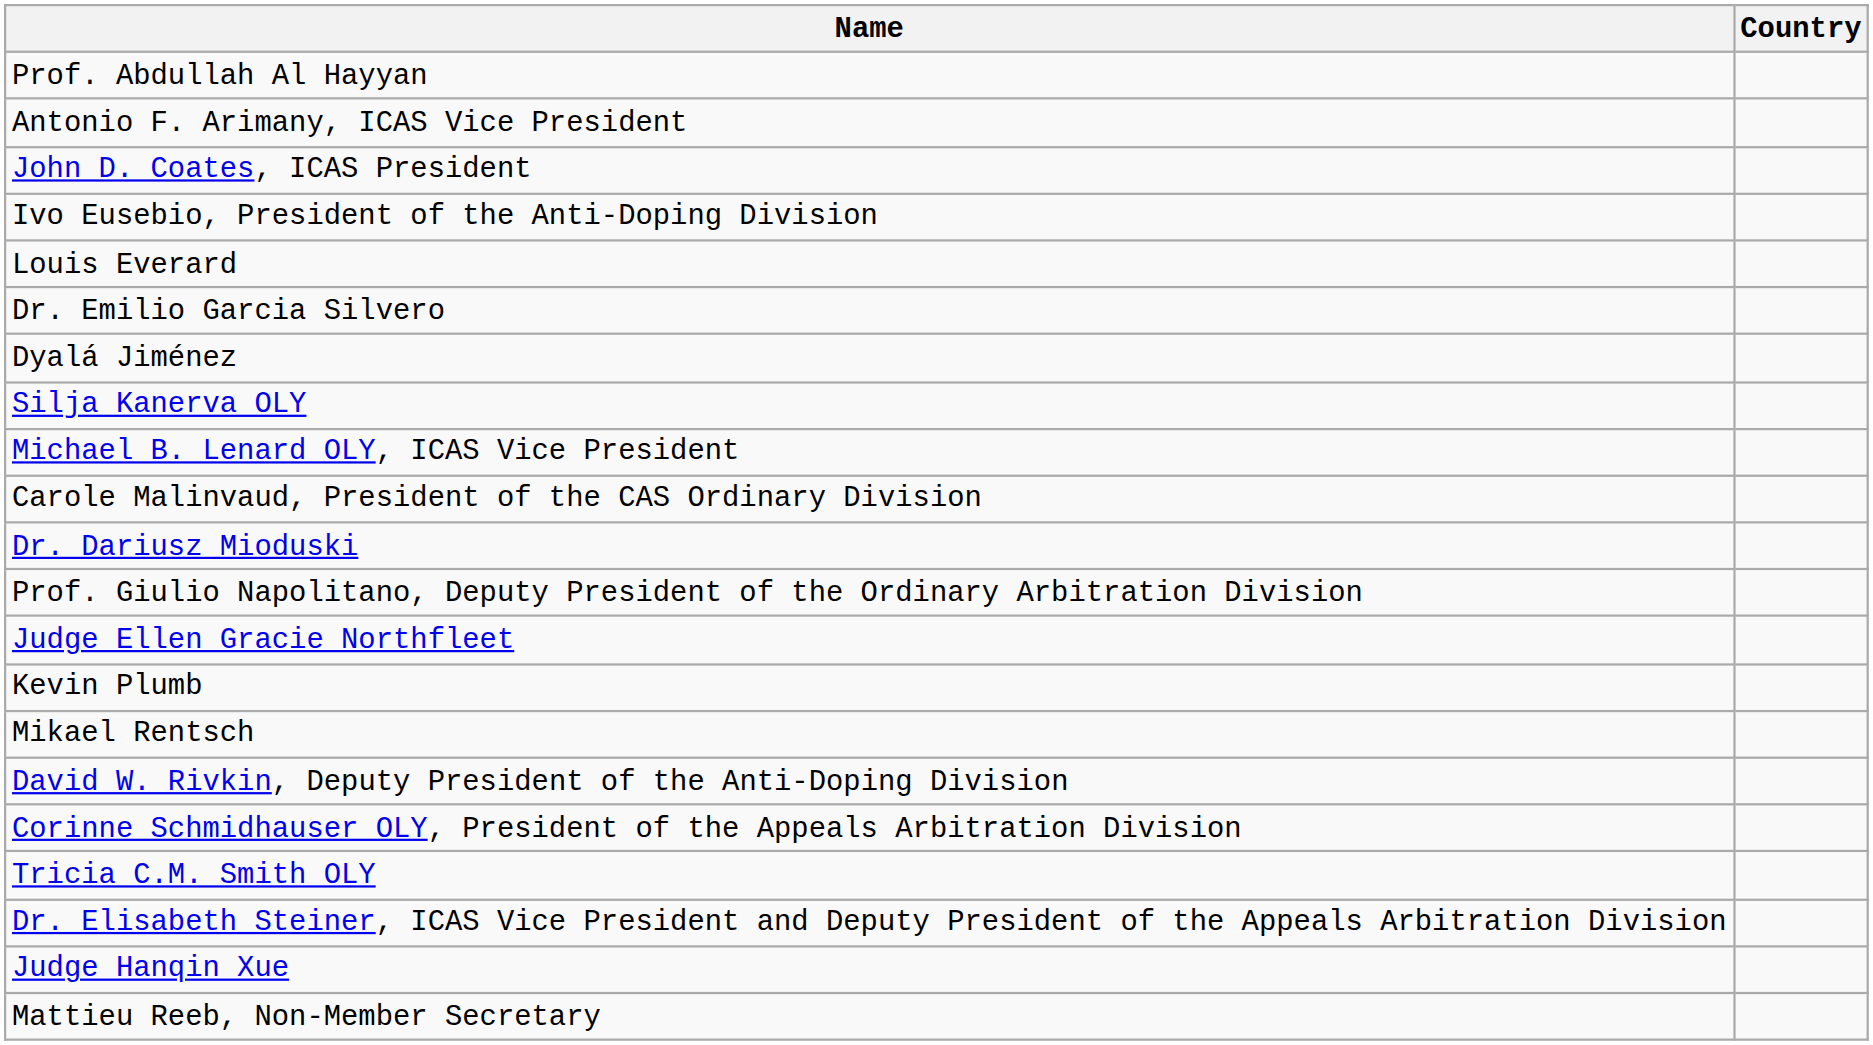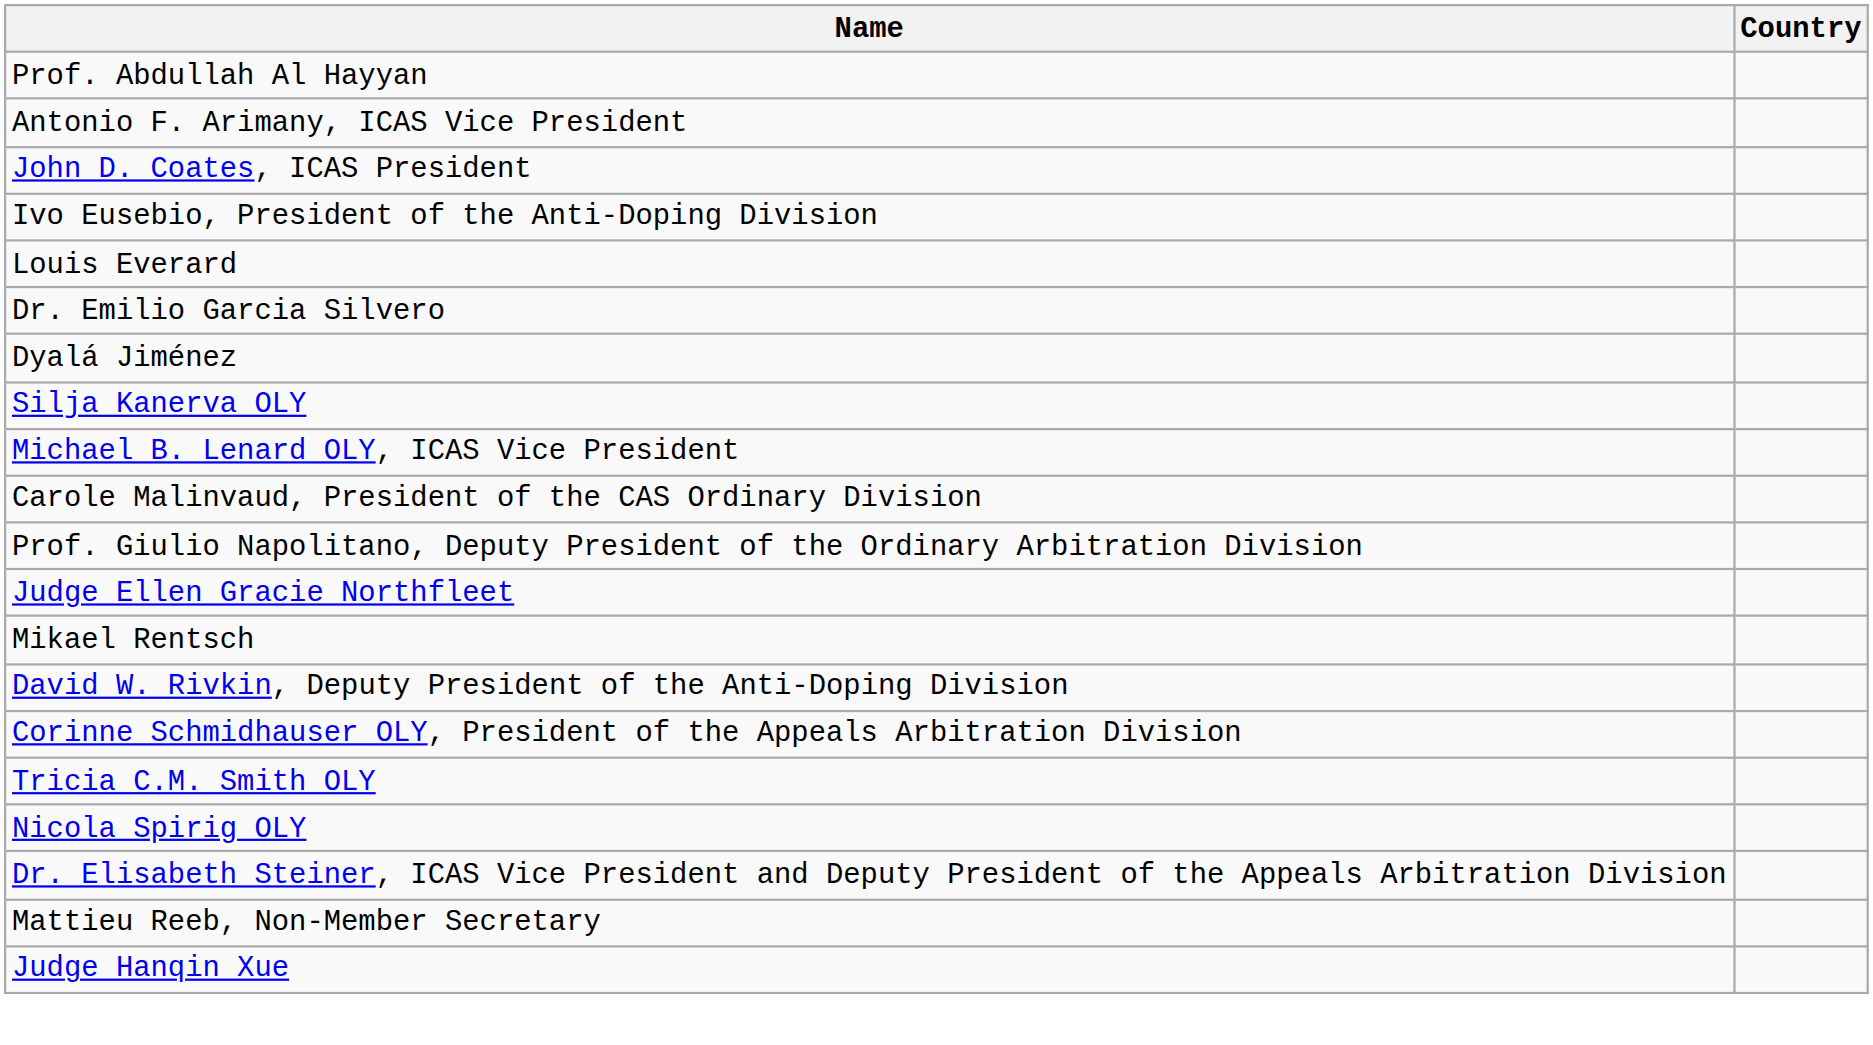- row: (185, 546)
- row: (107, 687)
+ row: (159, 828)
rows swapped: (151, 969) <-> (306, 1016)
